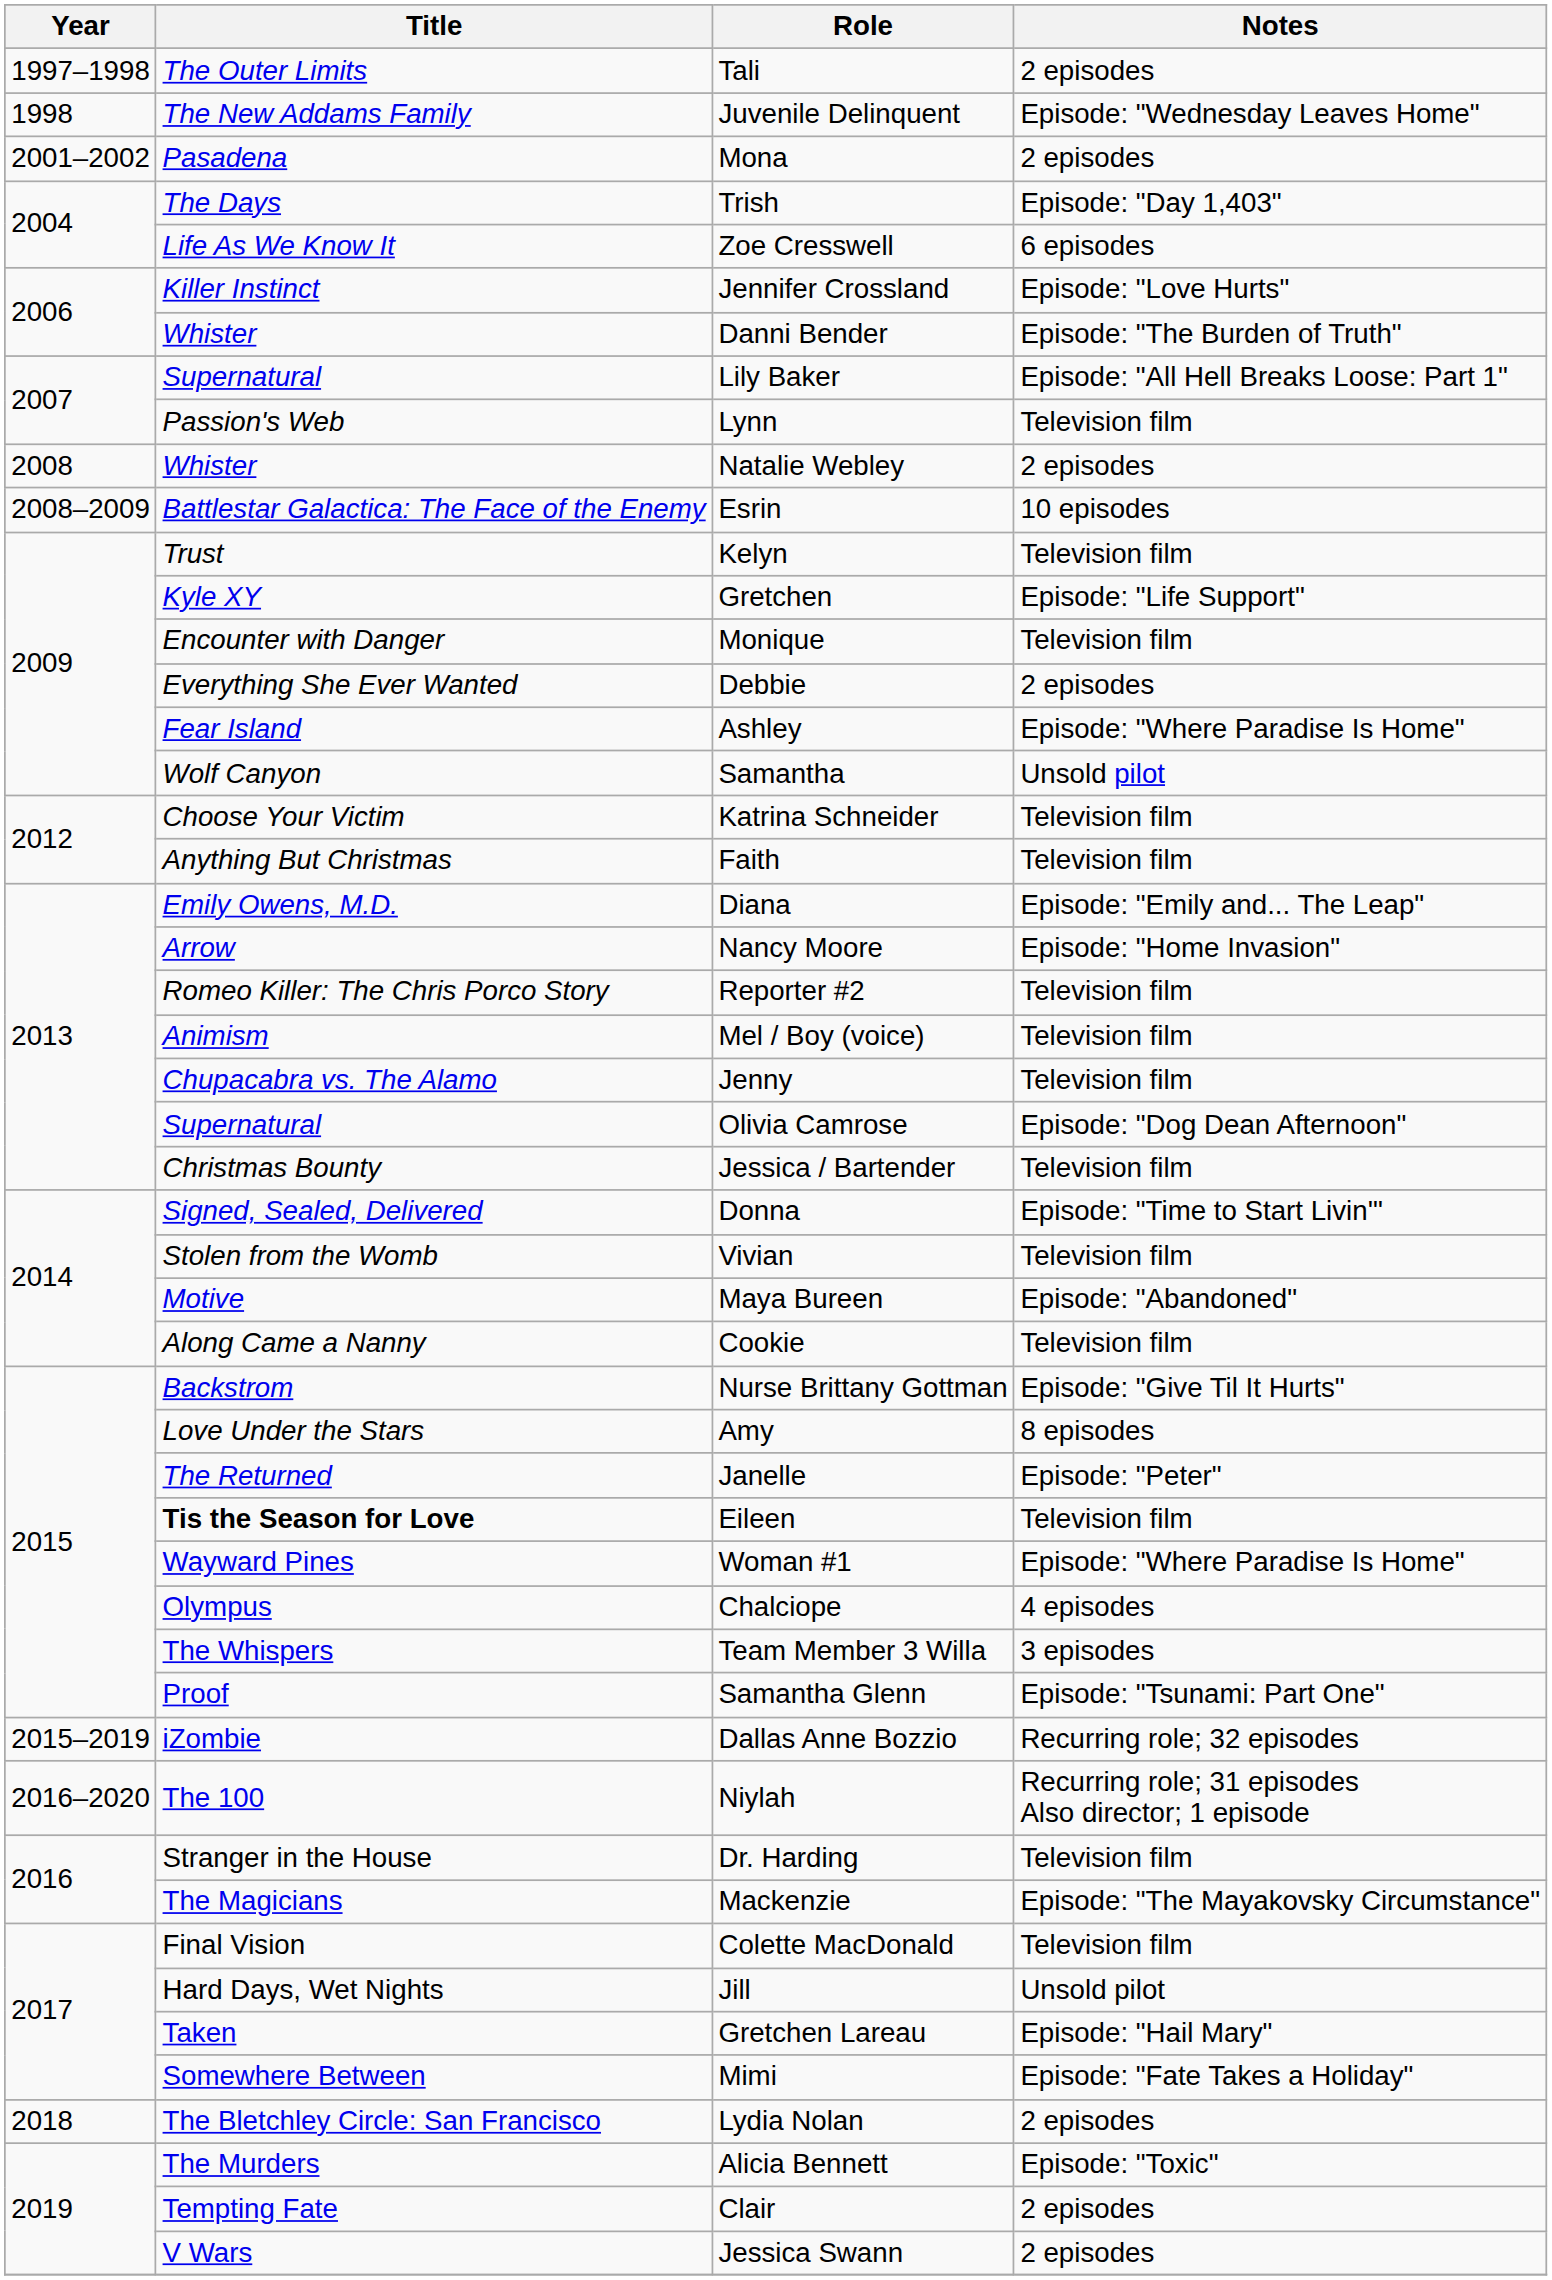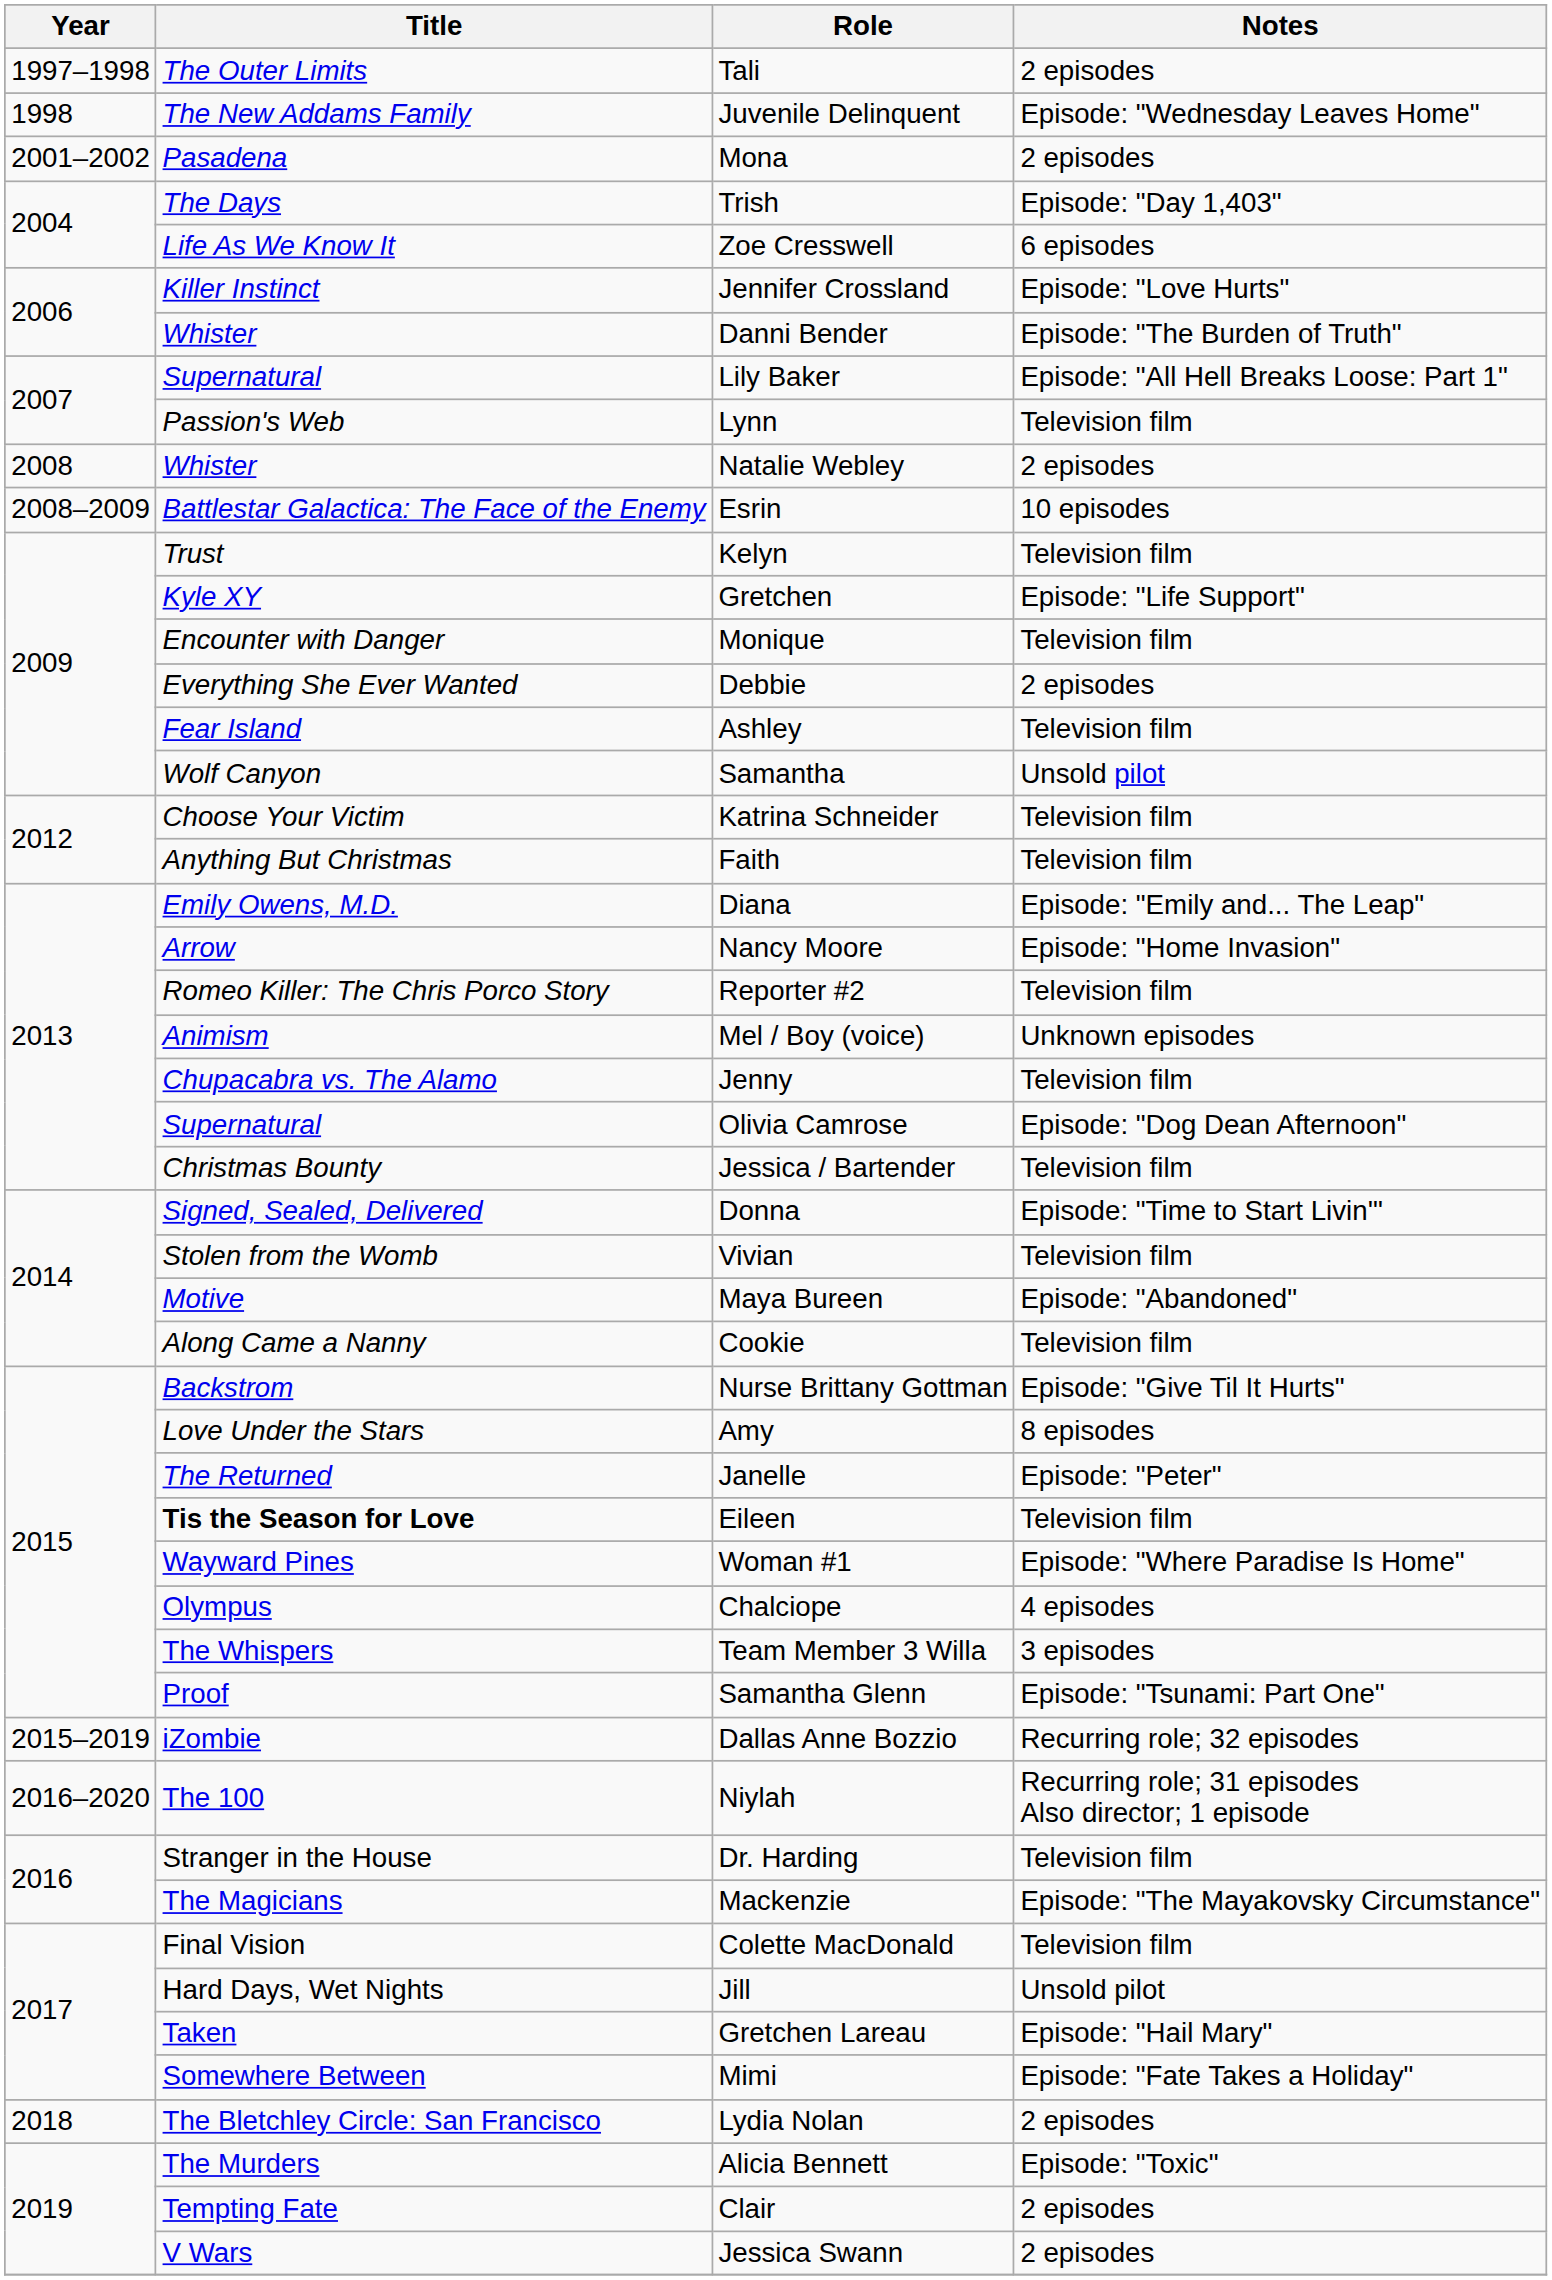(1243, 728) Episode: "Where Paradise Is Home" -> (1107, 728) Television film
(1107, 1036) Television film -> (1137, 1036) Unknown episodes
